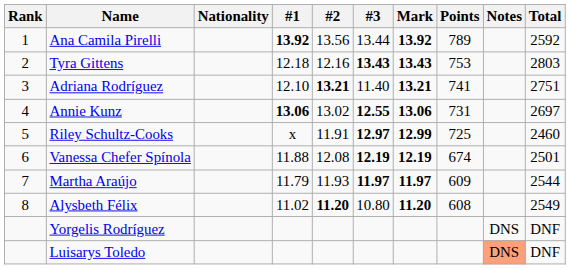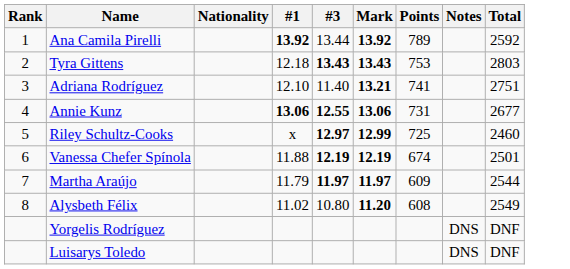- column: (333, 16)
(545, 110) 2697 -> (505, 110) 2677
(504, 252) lightsalmon background -> (464, 252) no background
